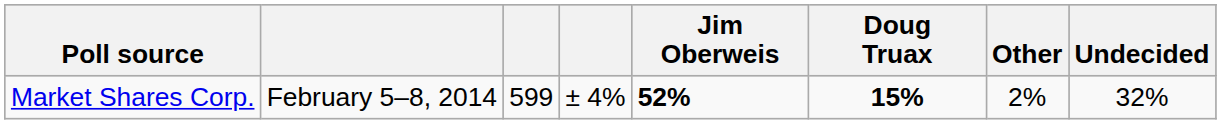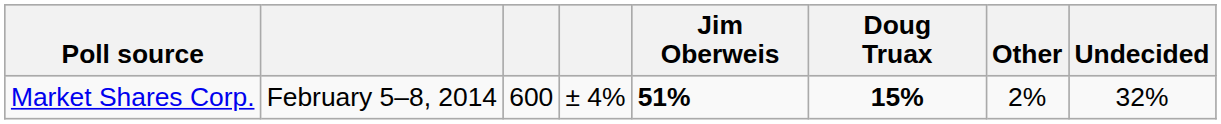(531, 97) 599 -> (531, 97) 600
(664, 97) 52% -> (664, 97) 51%
